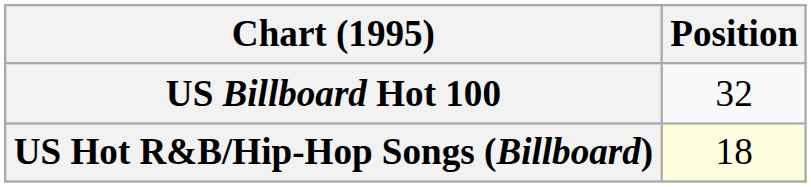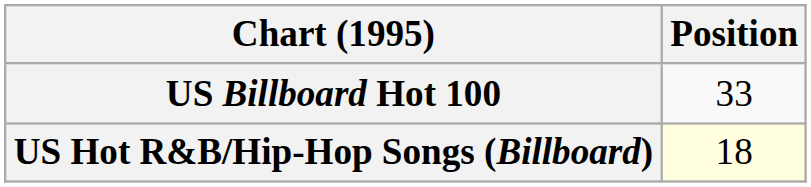(734, 92) 32 -> (734, 92) 33
